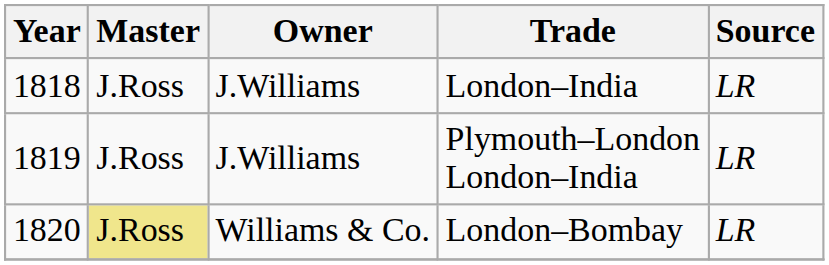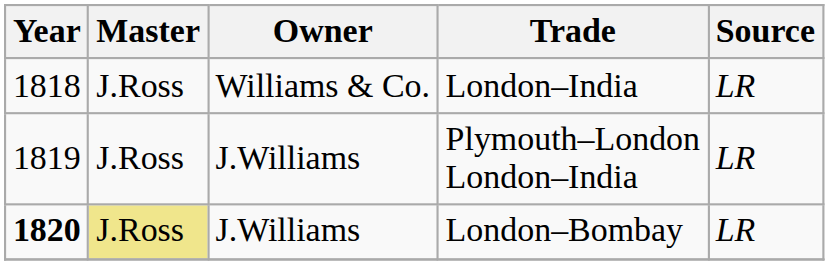(288, 85) J.Williams -> (323, 85) Williams & Co.
(47, 230) normal -> (47, 230) bold
(323, 230) Williams & Co. -> (288, 230) J.Williams
